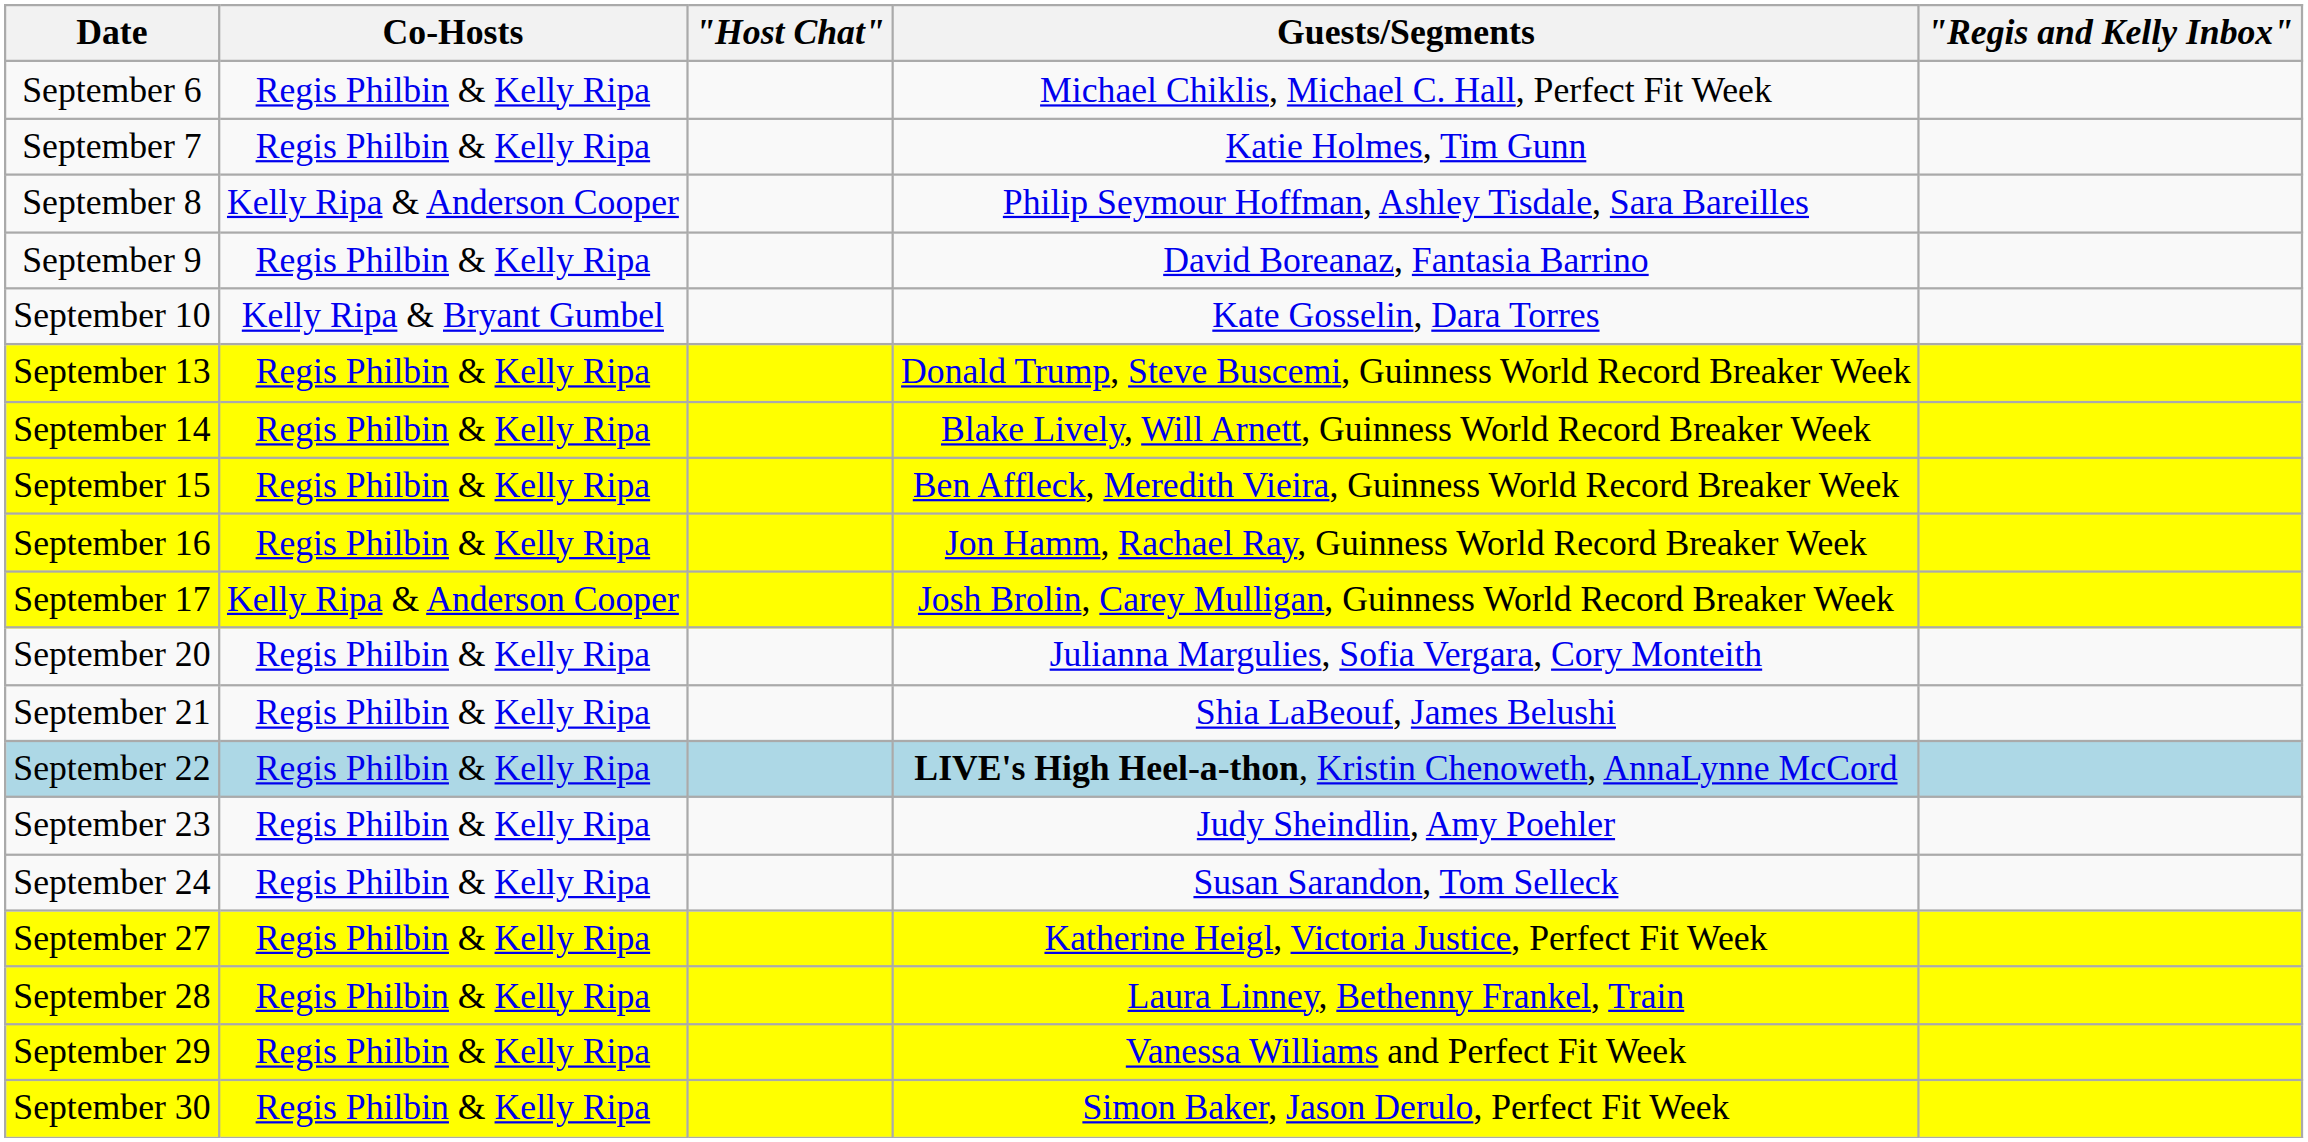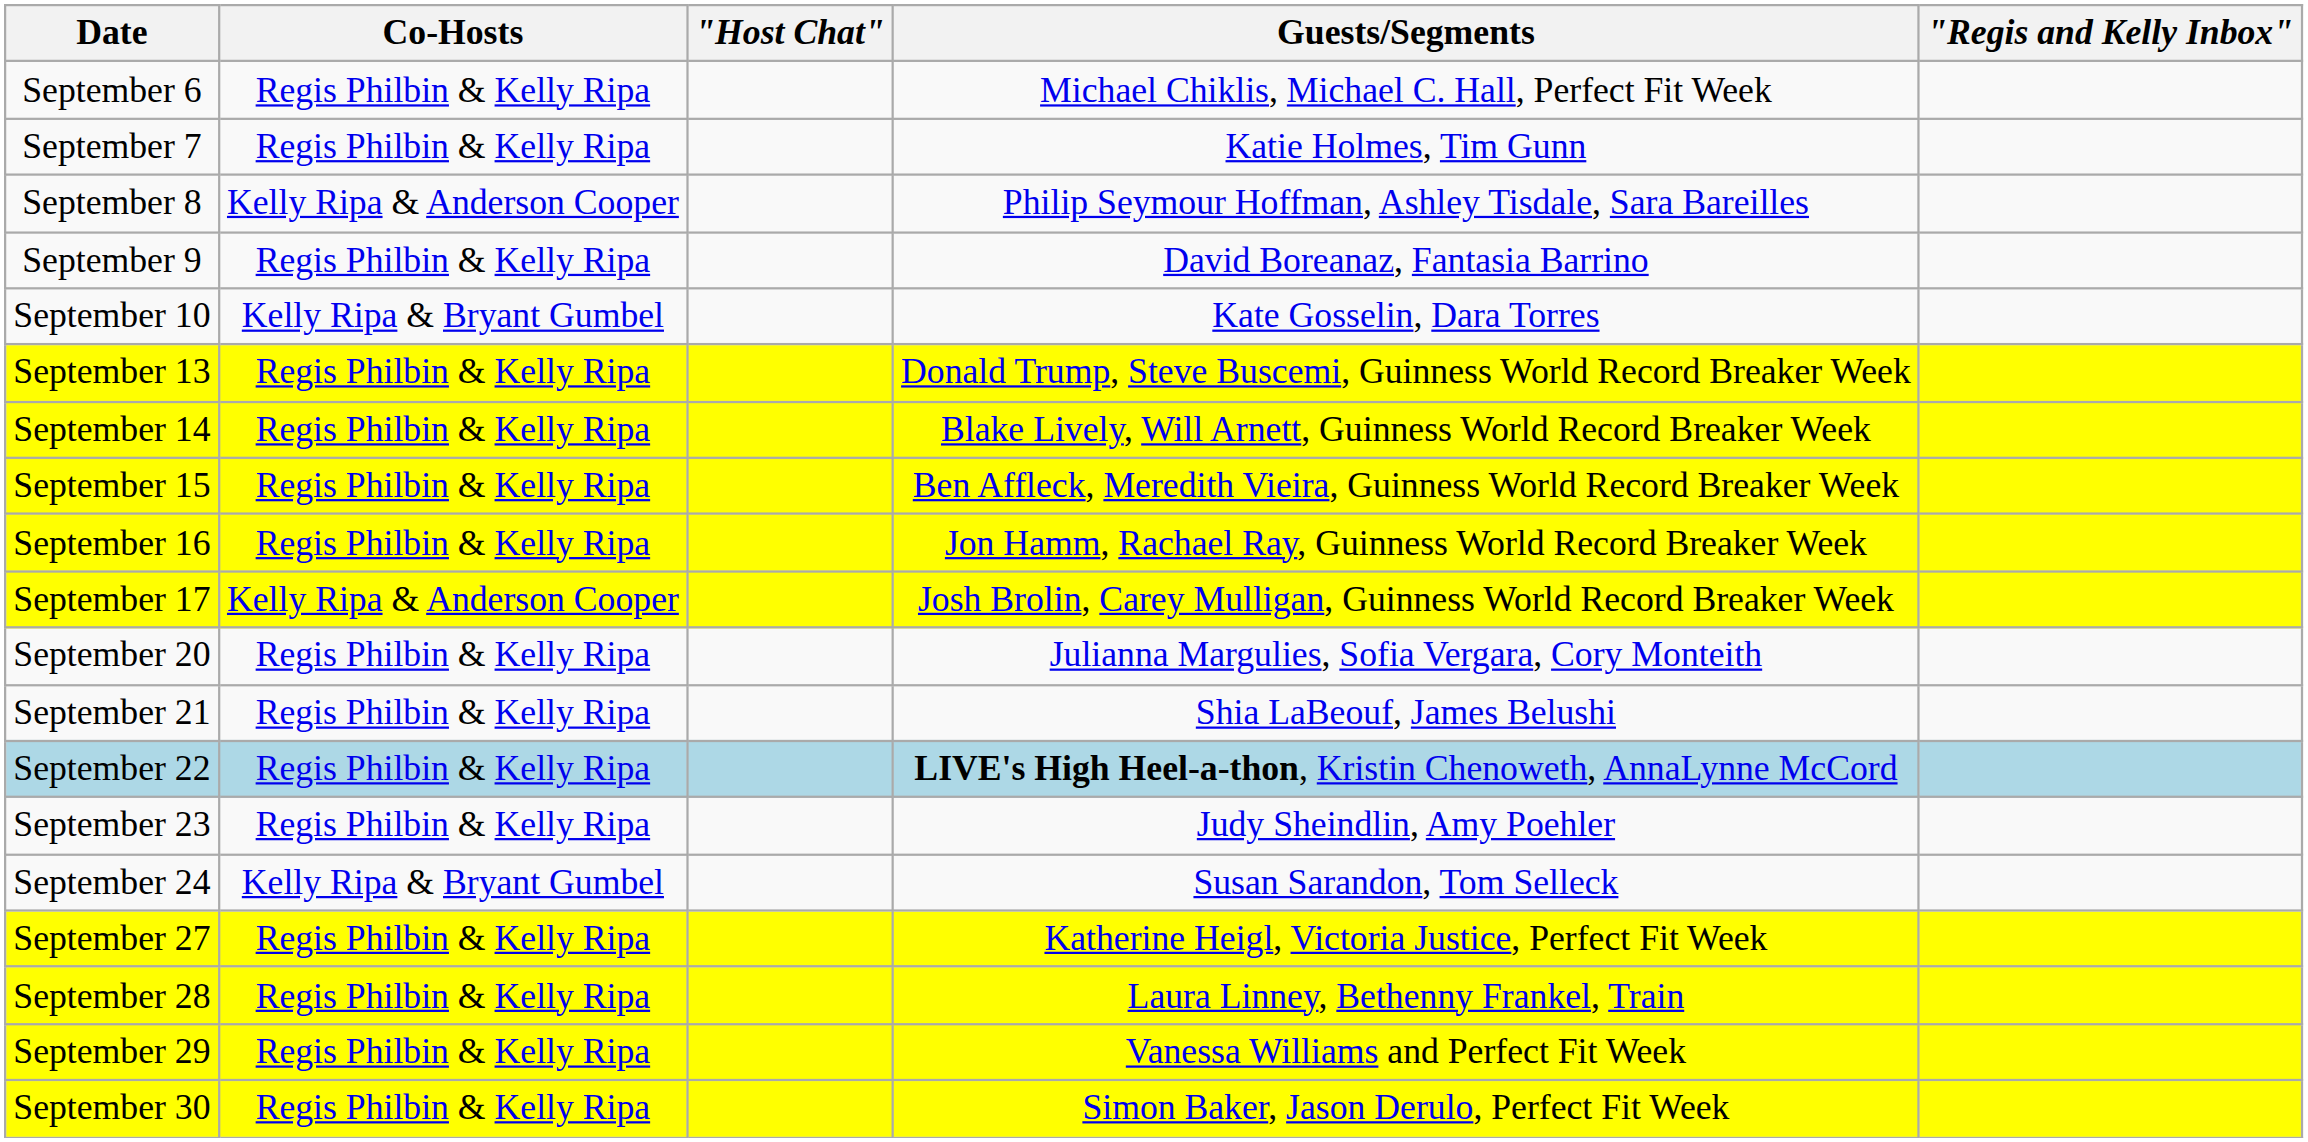(453, 881) Regis Philbin & Kelly Ripa -> (453, 881) Kelly Ripa & Bryant Gumbel
